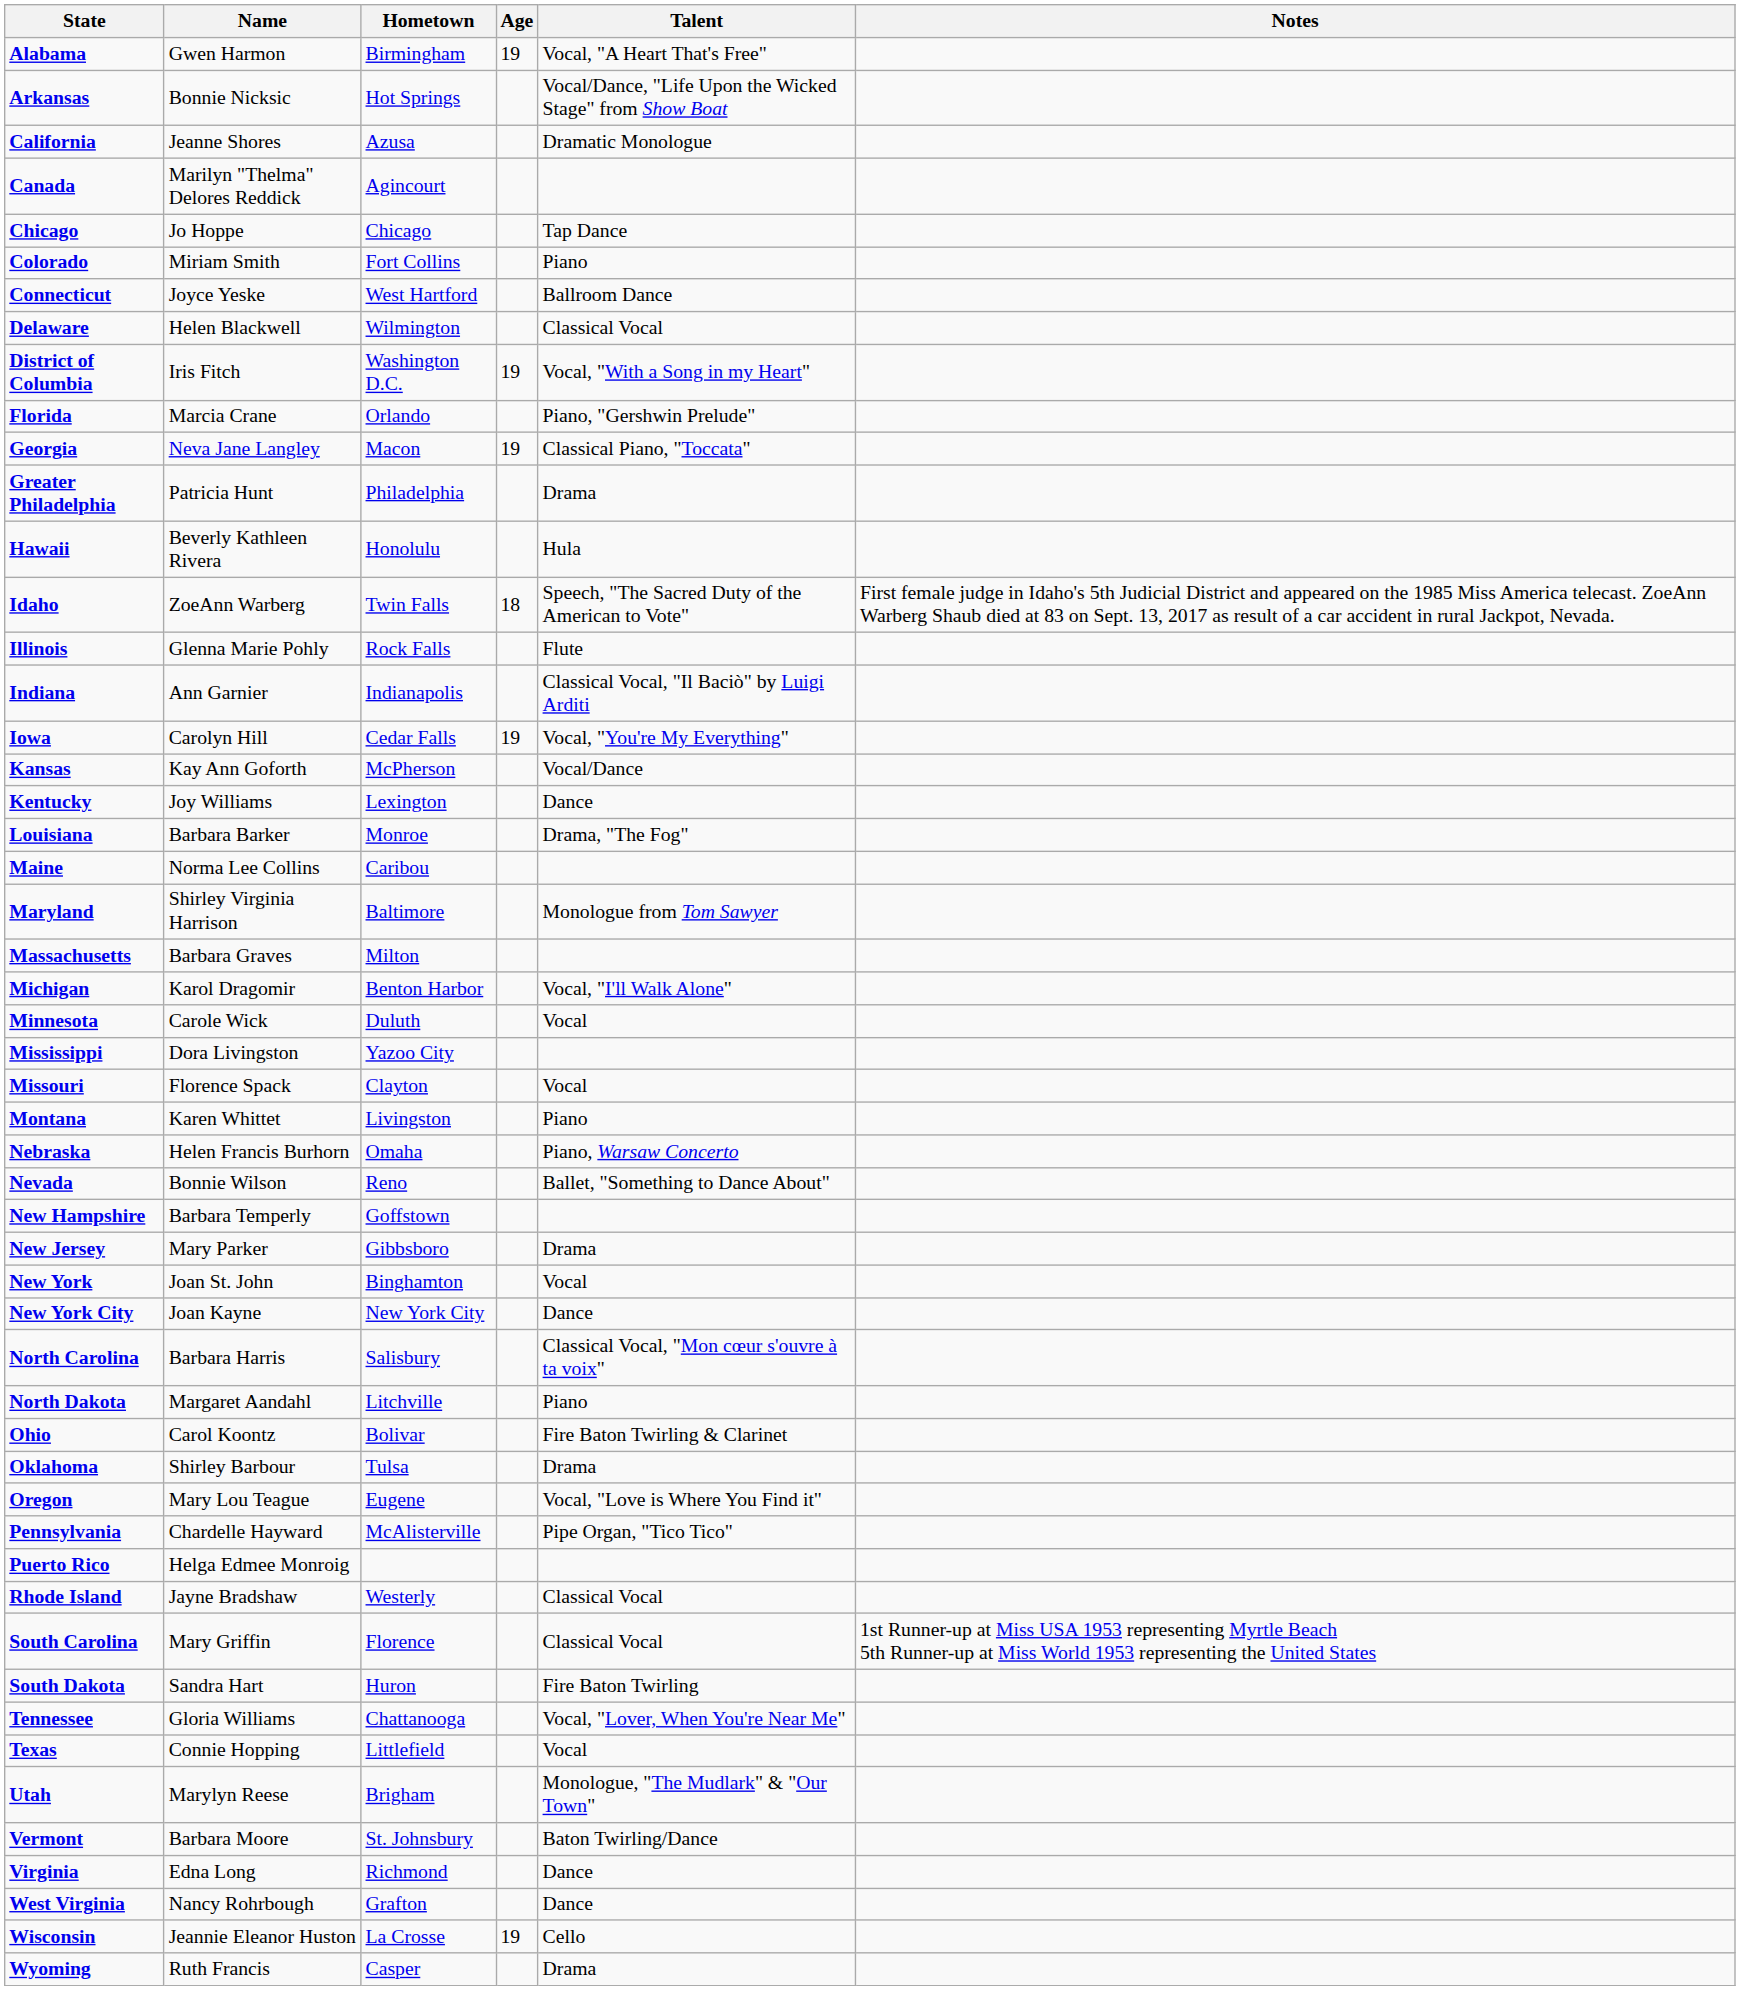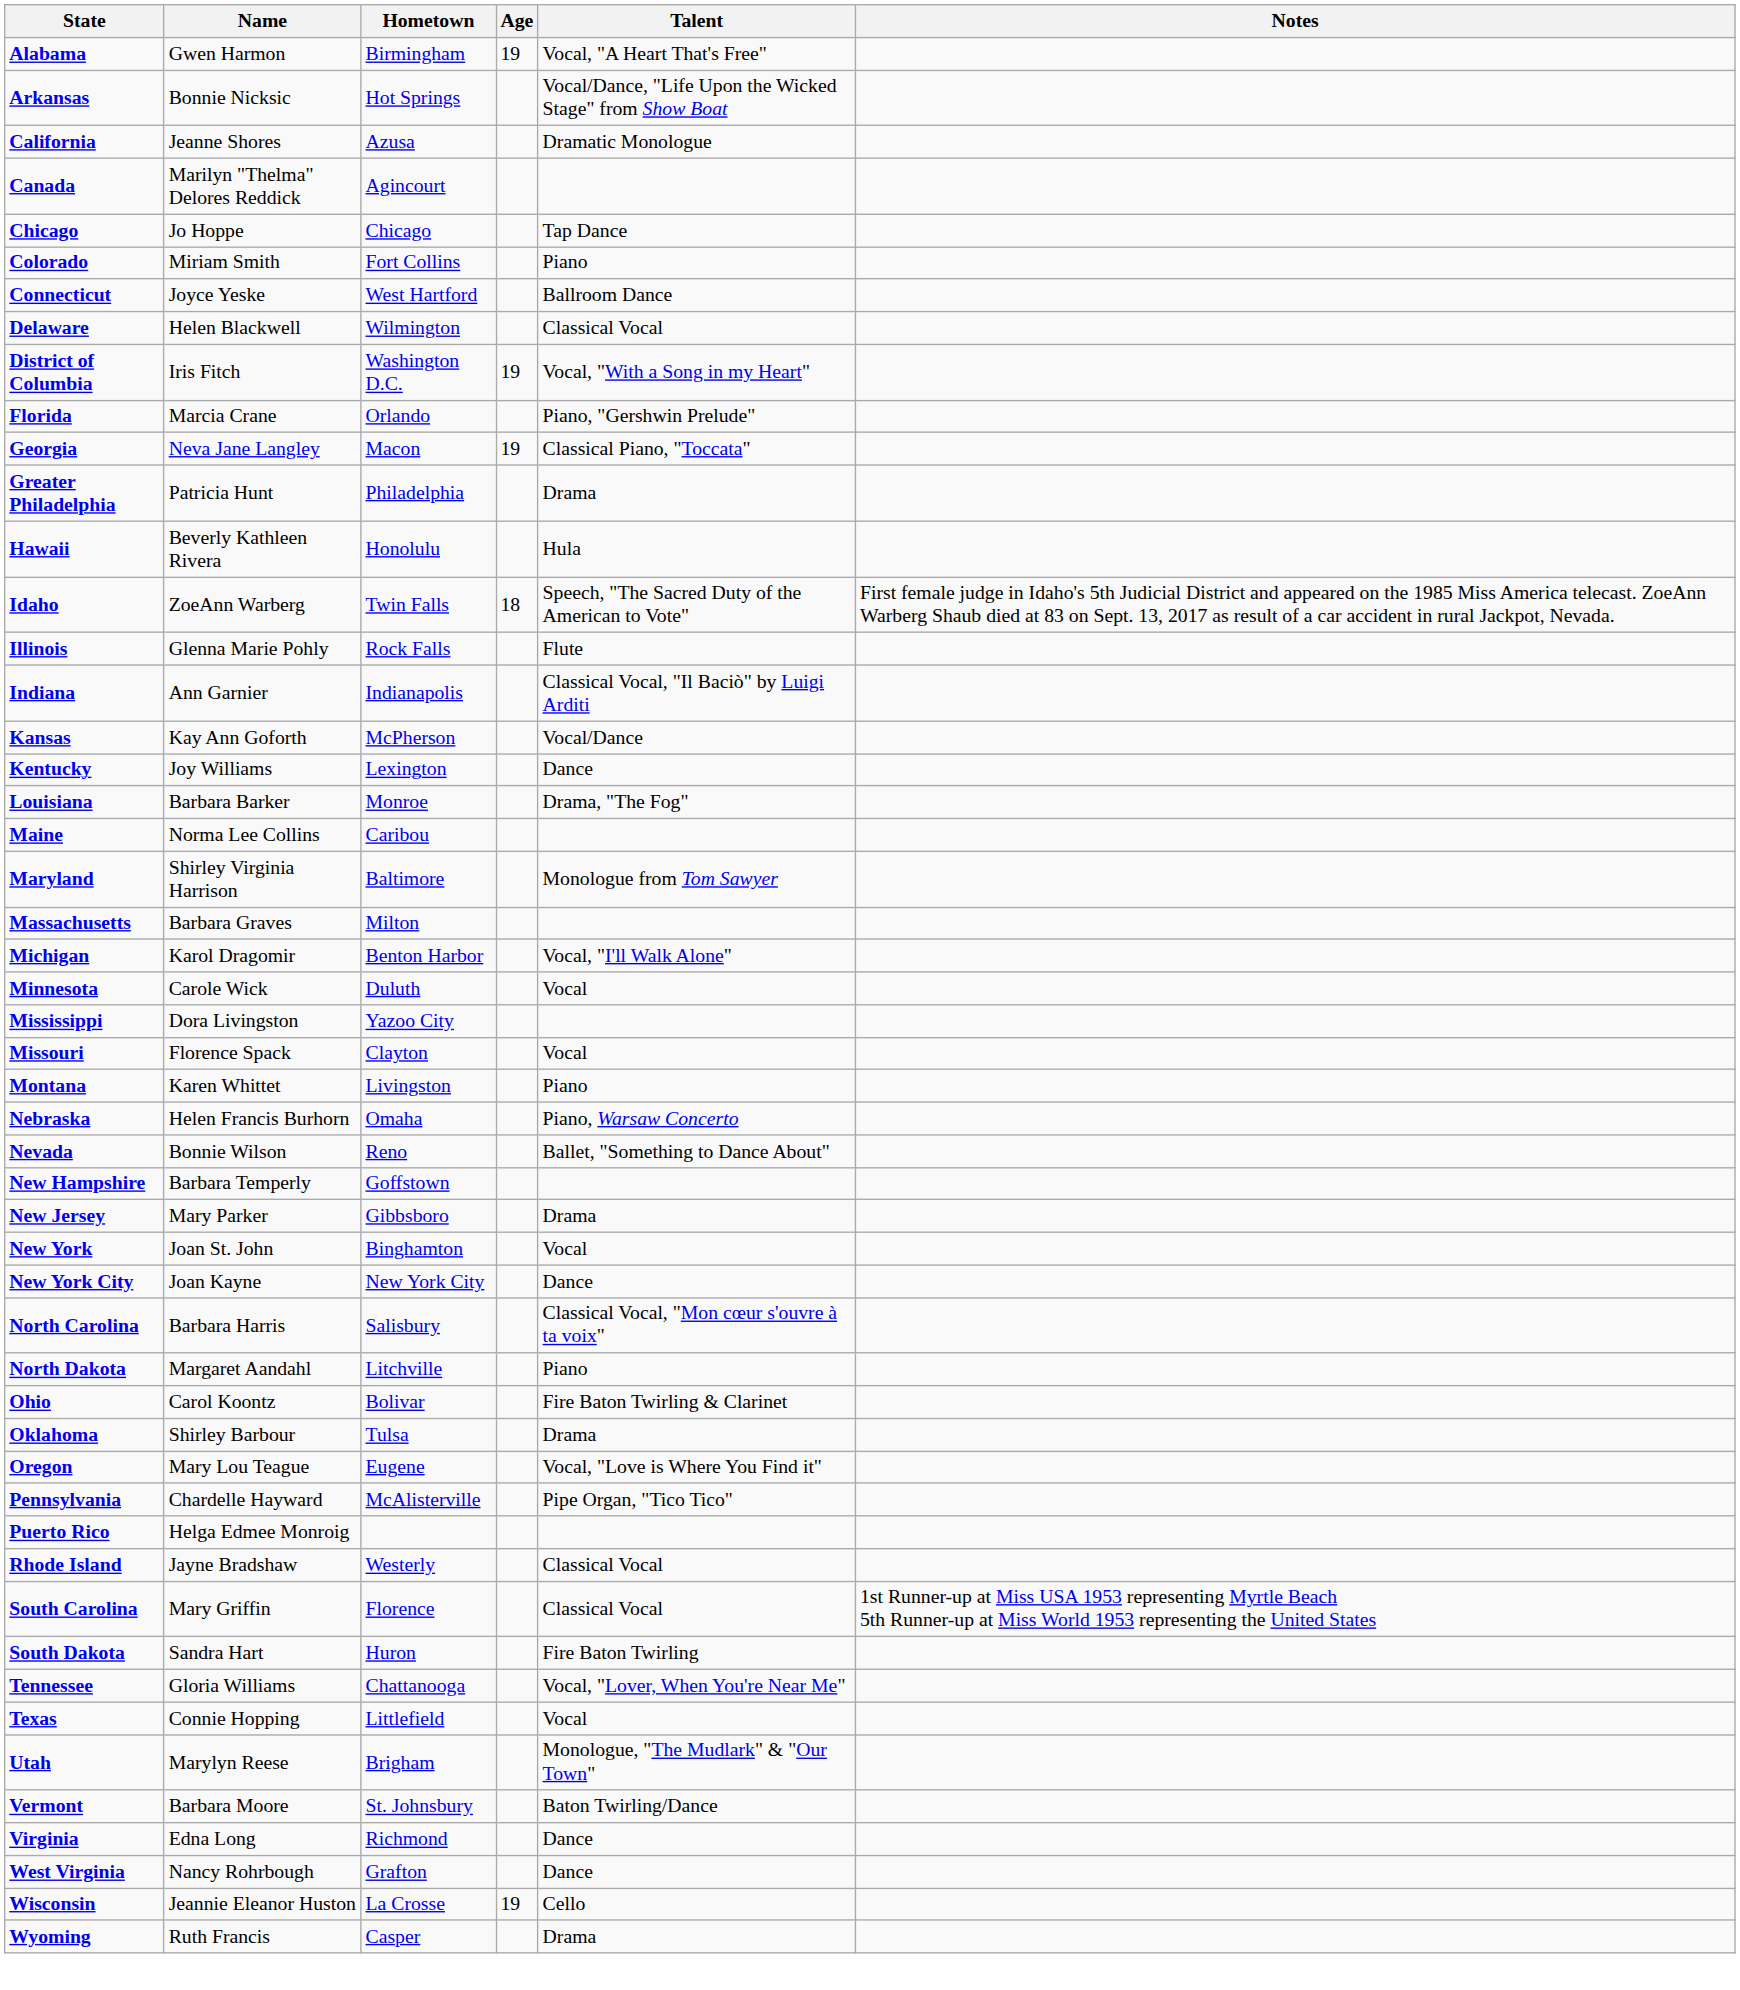- row: (30, 737)
